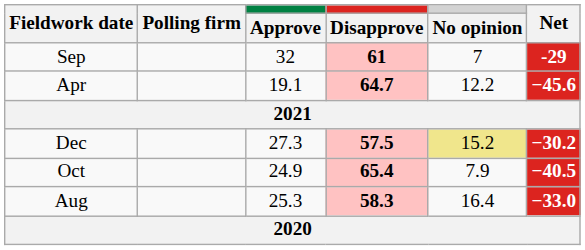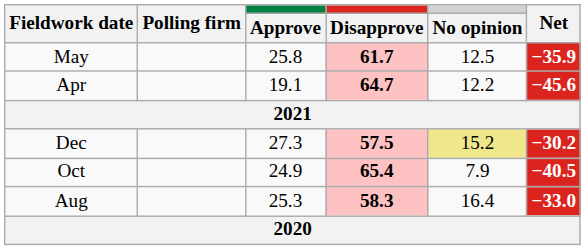- row: (71, 56)
+ row: (71, 56)
